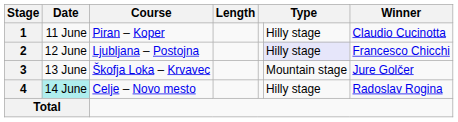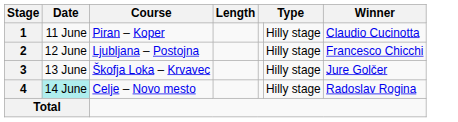(293, 51) lavender background -> (293, 51) no background
(307, 70) Mountain stage -> (293, 70) Hilly stage
